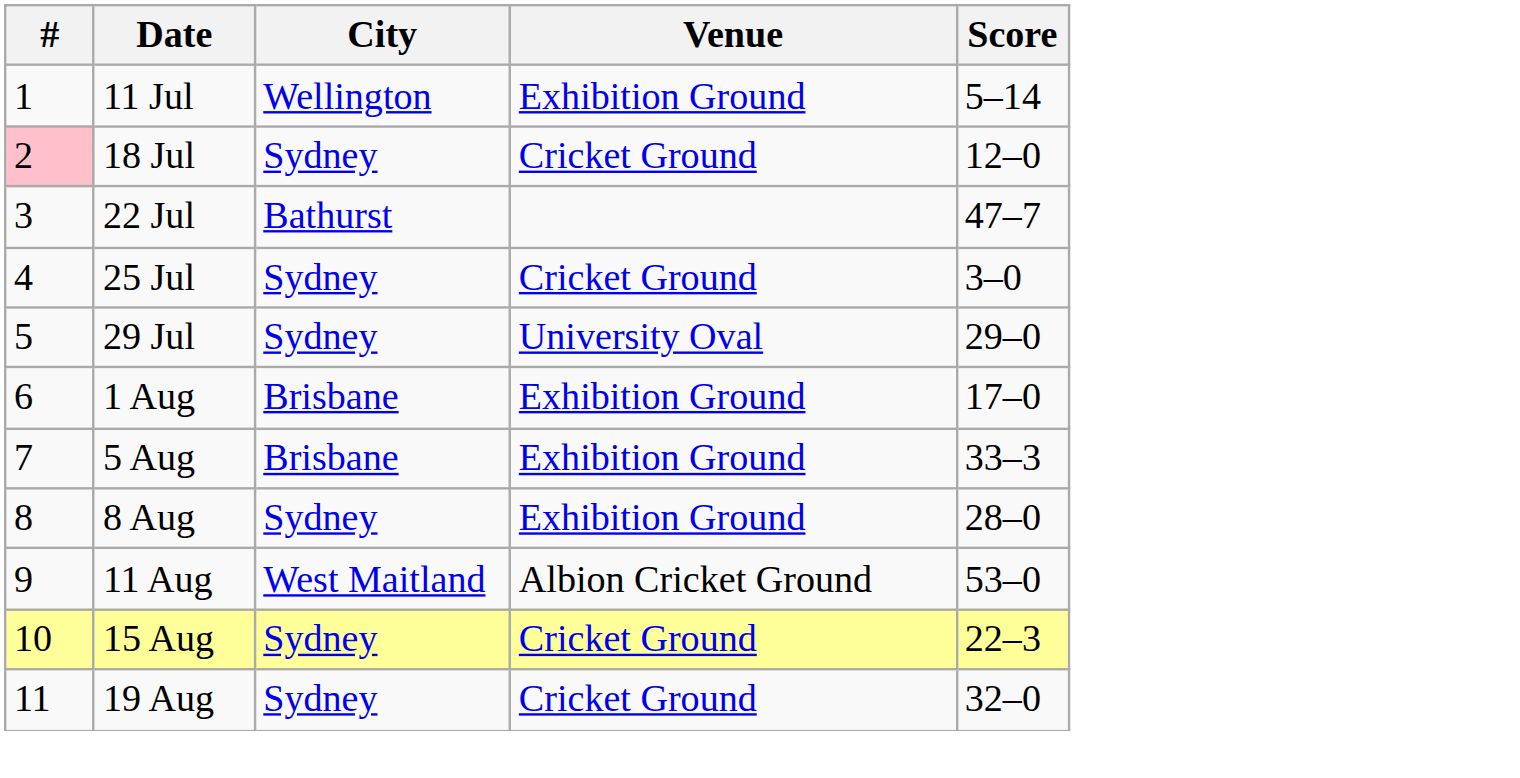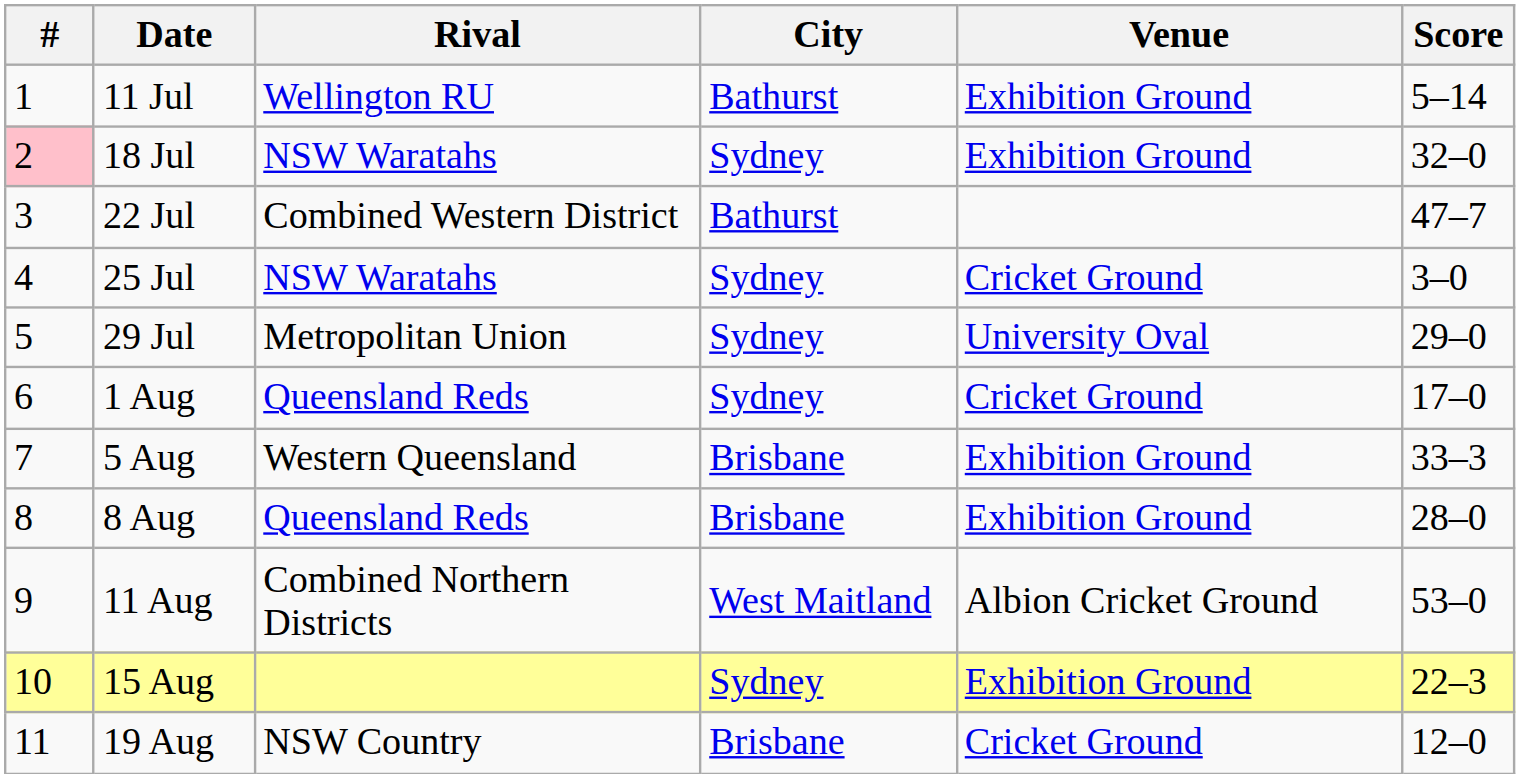+ column: (477, 34)
(347, 95) Wellington -> (774, 95) Bathurst
(638, 155) Cricket Ground -> (1108, 155) Exhibition Ground
(1003, 155) 12–0 -> (1449, 155) 32–0
(331, 397) Brisbane -> (766, 397) Sydney
(662, 397) Exhibition Ground -> (1084, 397) Cricket Ground
(320, 517) Sydney -> (777, 517) Brisbane
(638, 638) Cricket Ground -> (1108, 681) Exhibition Ground
(320, 699) Sydney -> (777, 741) Brisbane
(1003, 699) 32–0 -> (1449, 741) 12–0
